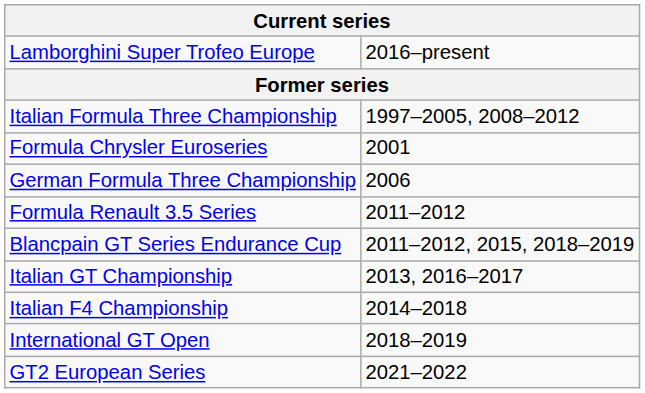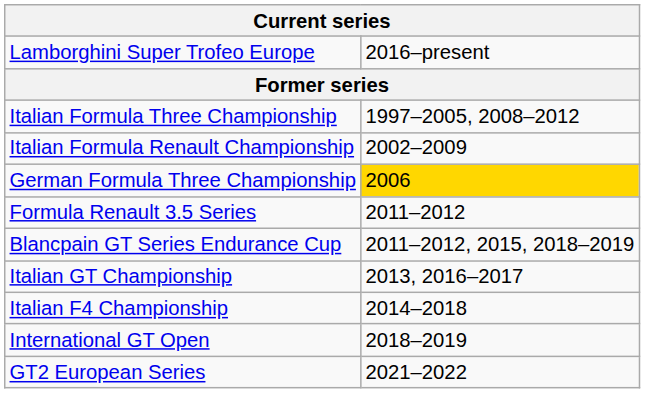- row: (138, 148)
+ row: (182, 148)
(388, 180) no background -> (388, 180) gold background
